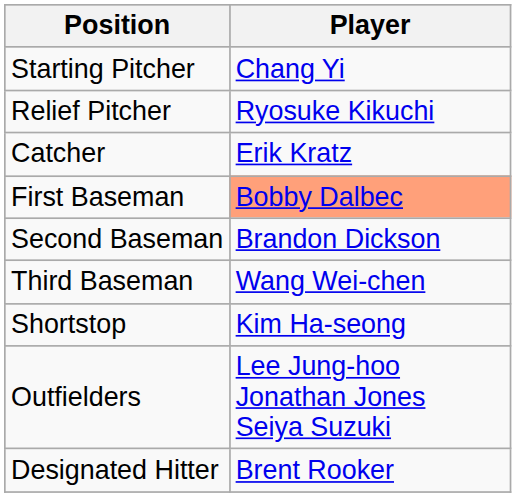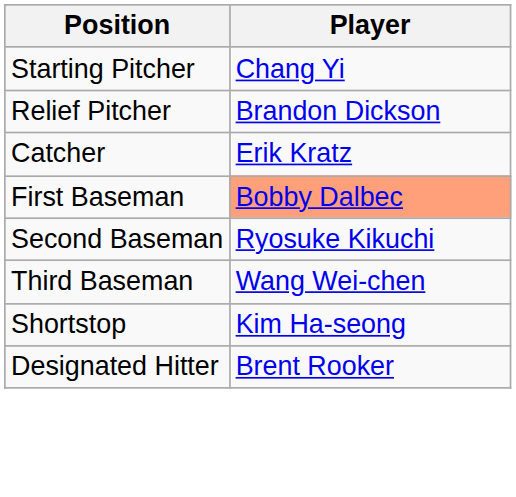(335, 111) Ryosuke Kikuchi -> (338, 111) Brandon Dickson
(338, 238) Brandon Dickson -> (335, 238) Ryosuke Kikuchi
- row: (76, 397)
